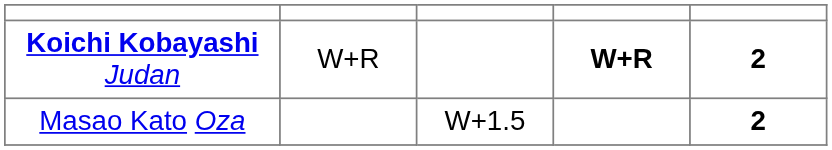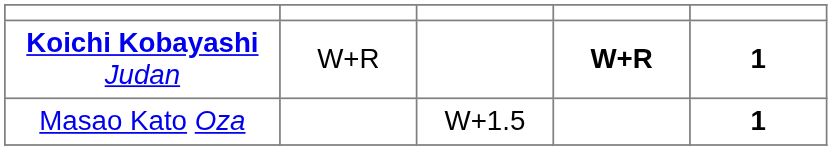(758, 58) 2 -> (758, 58) 1
(758, 121) 2 -> (758, 121) 1
